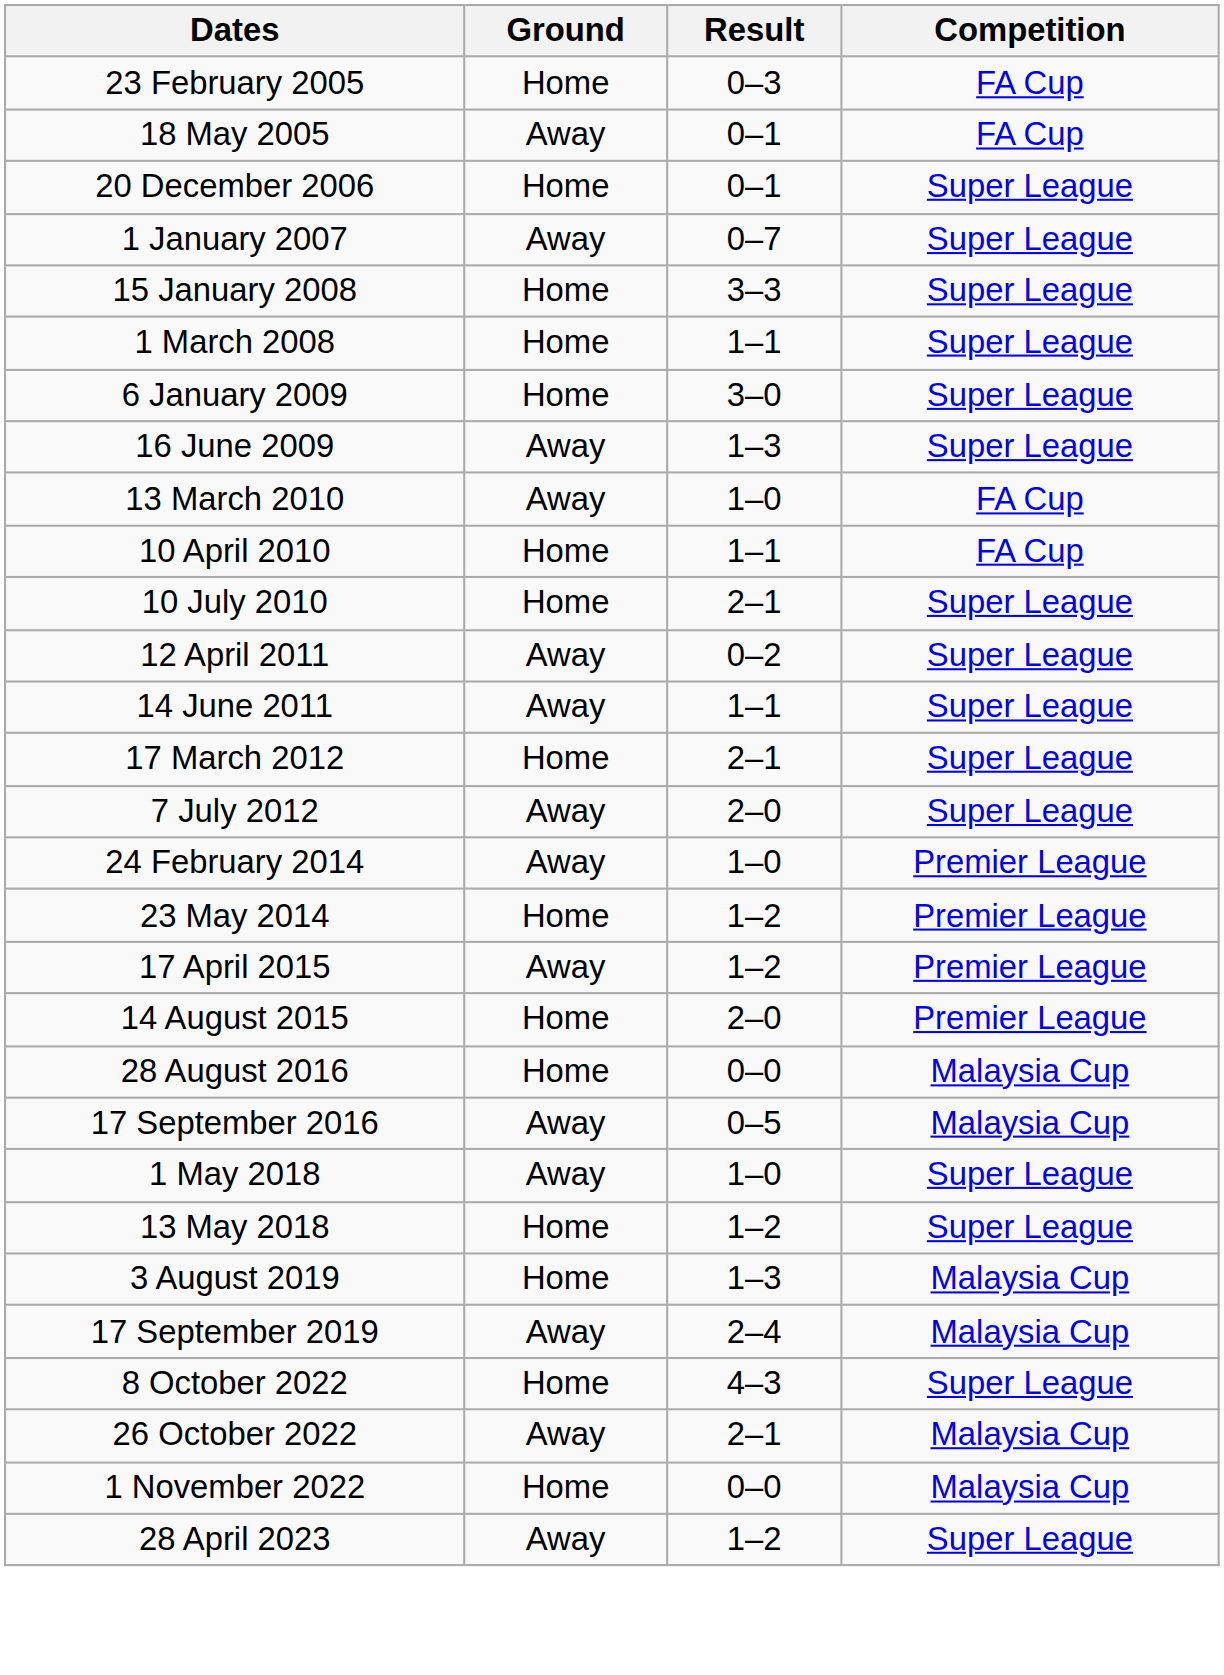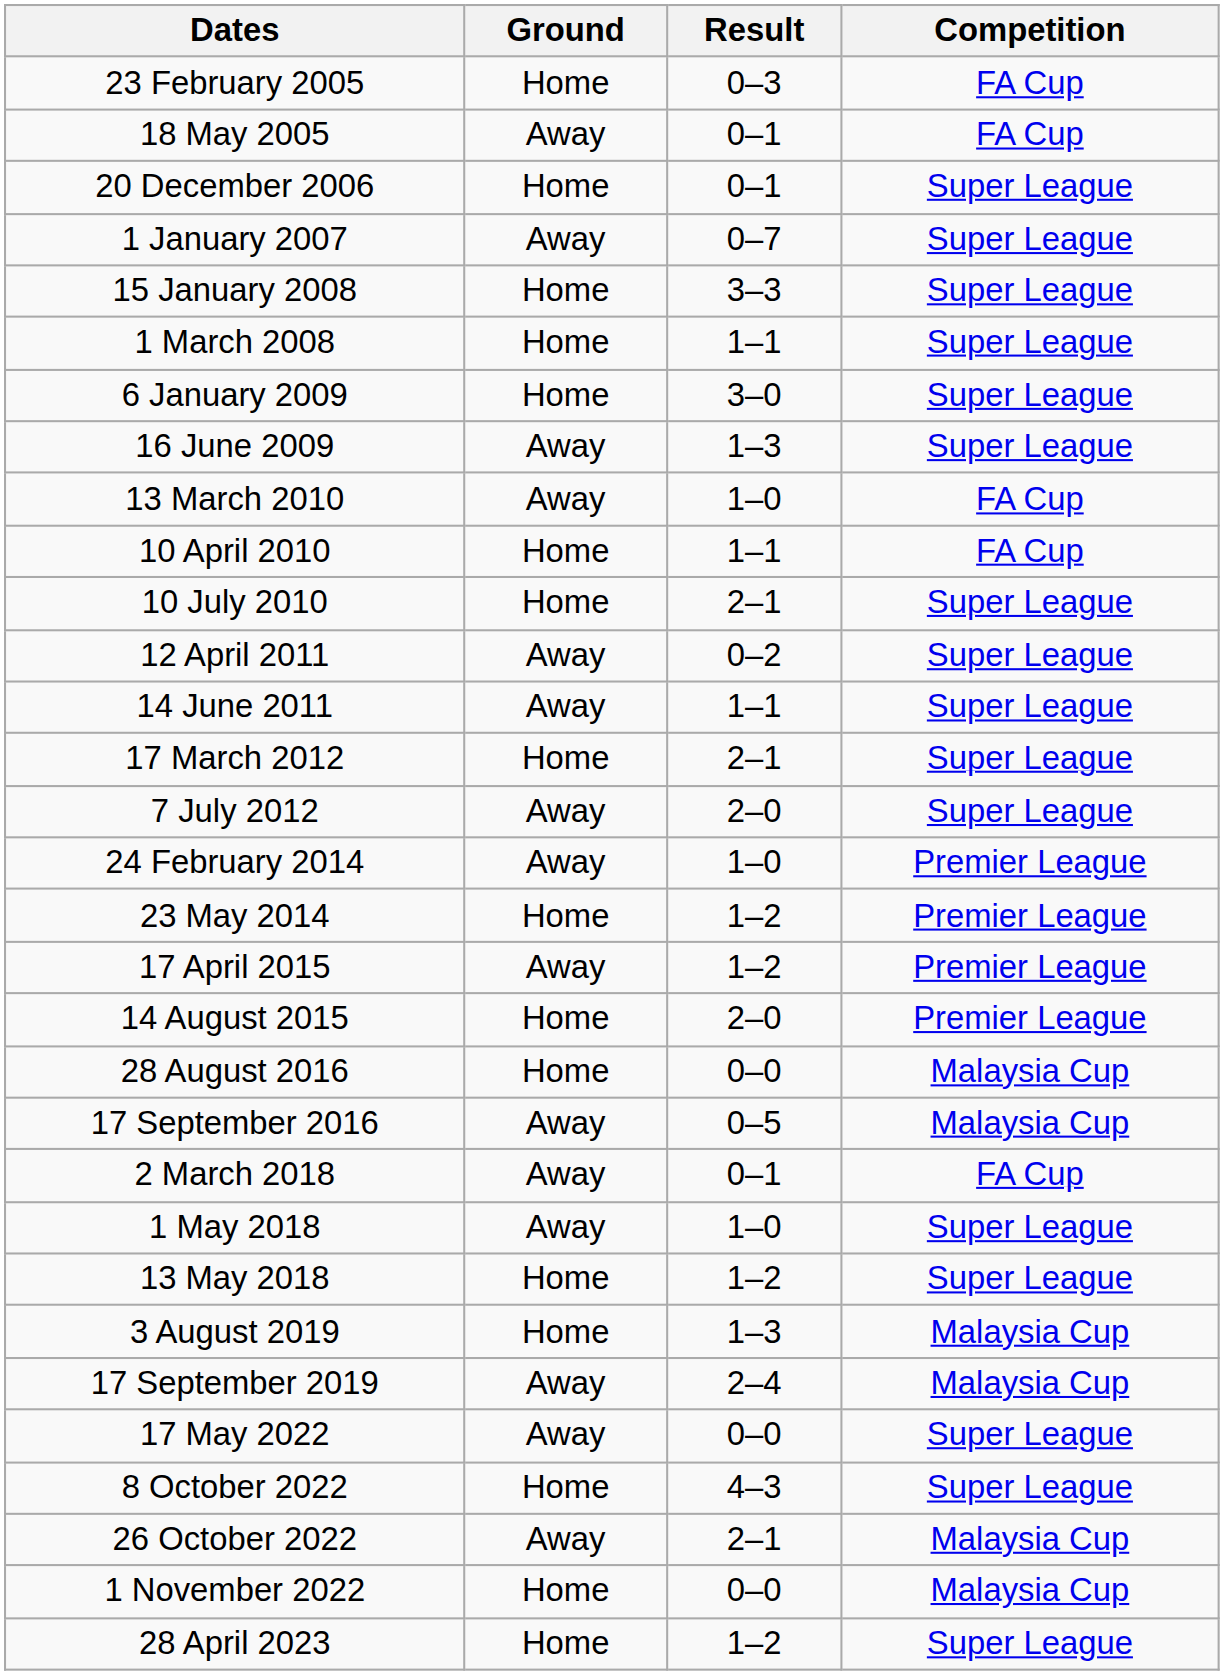+ row: (235, 1174)
+ row: (235, 1435)
(566, 1539) Away -> (566, 1643) Home
